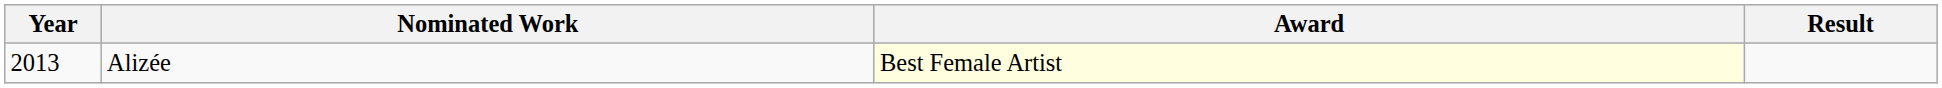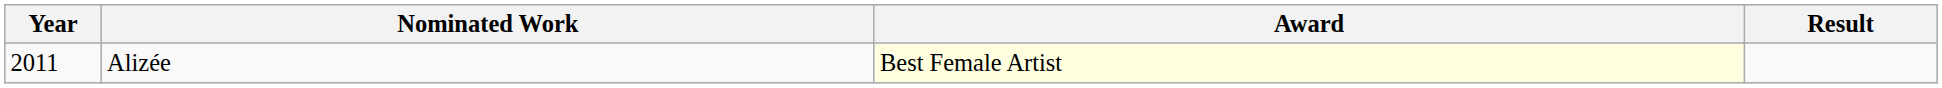(35, 62) 2013 -> (34, 62) 2011
